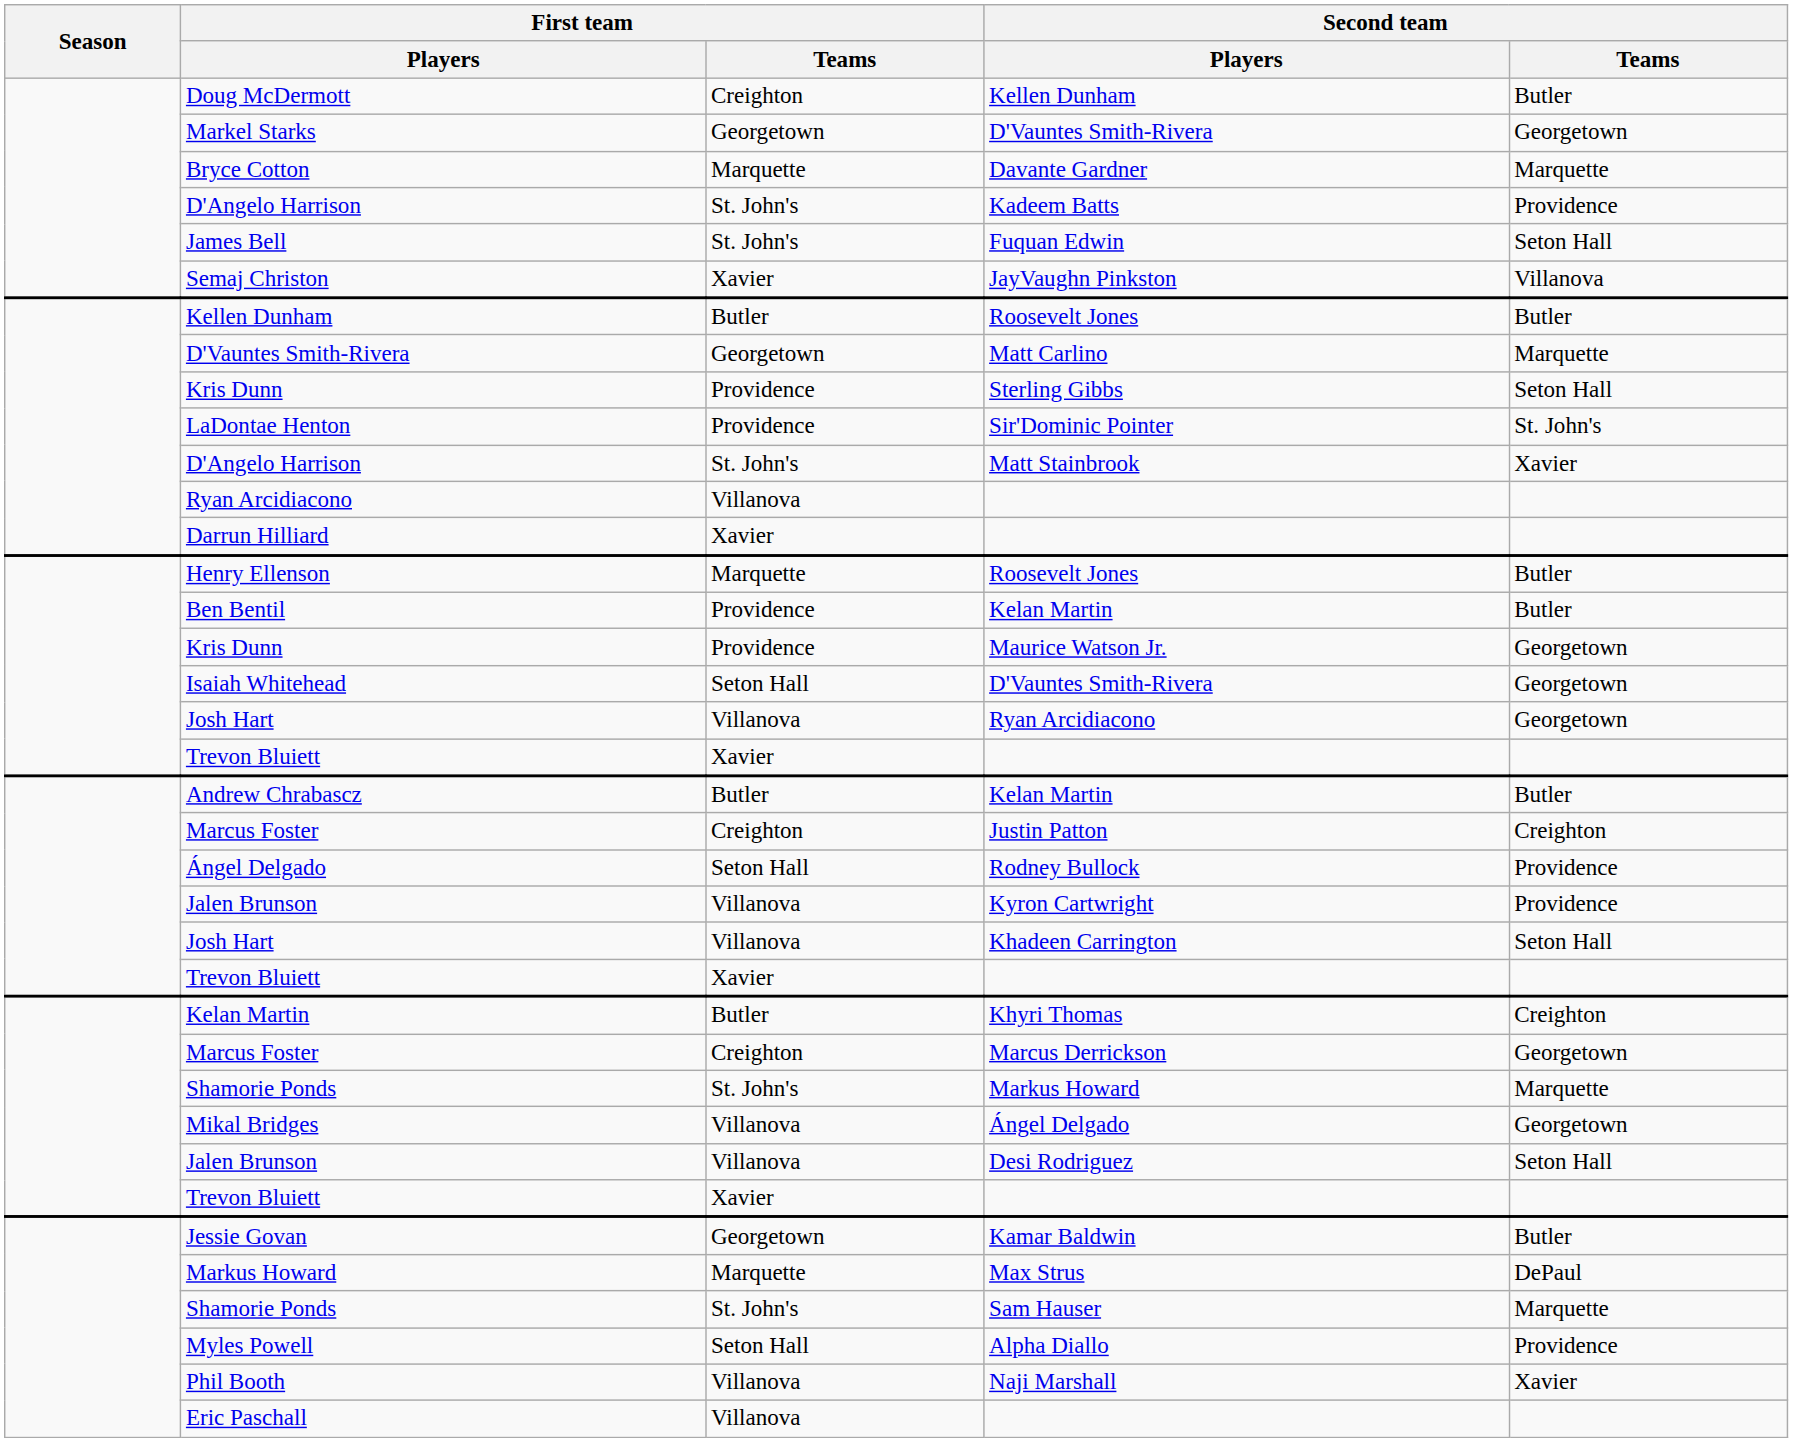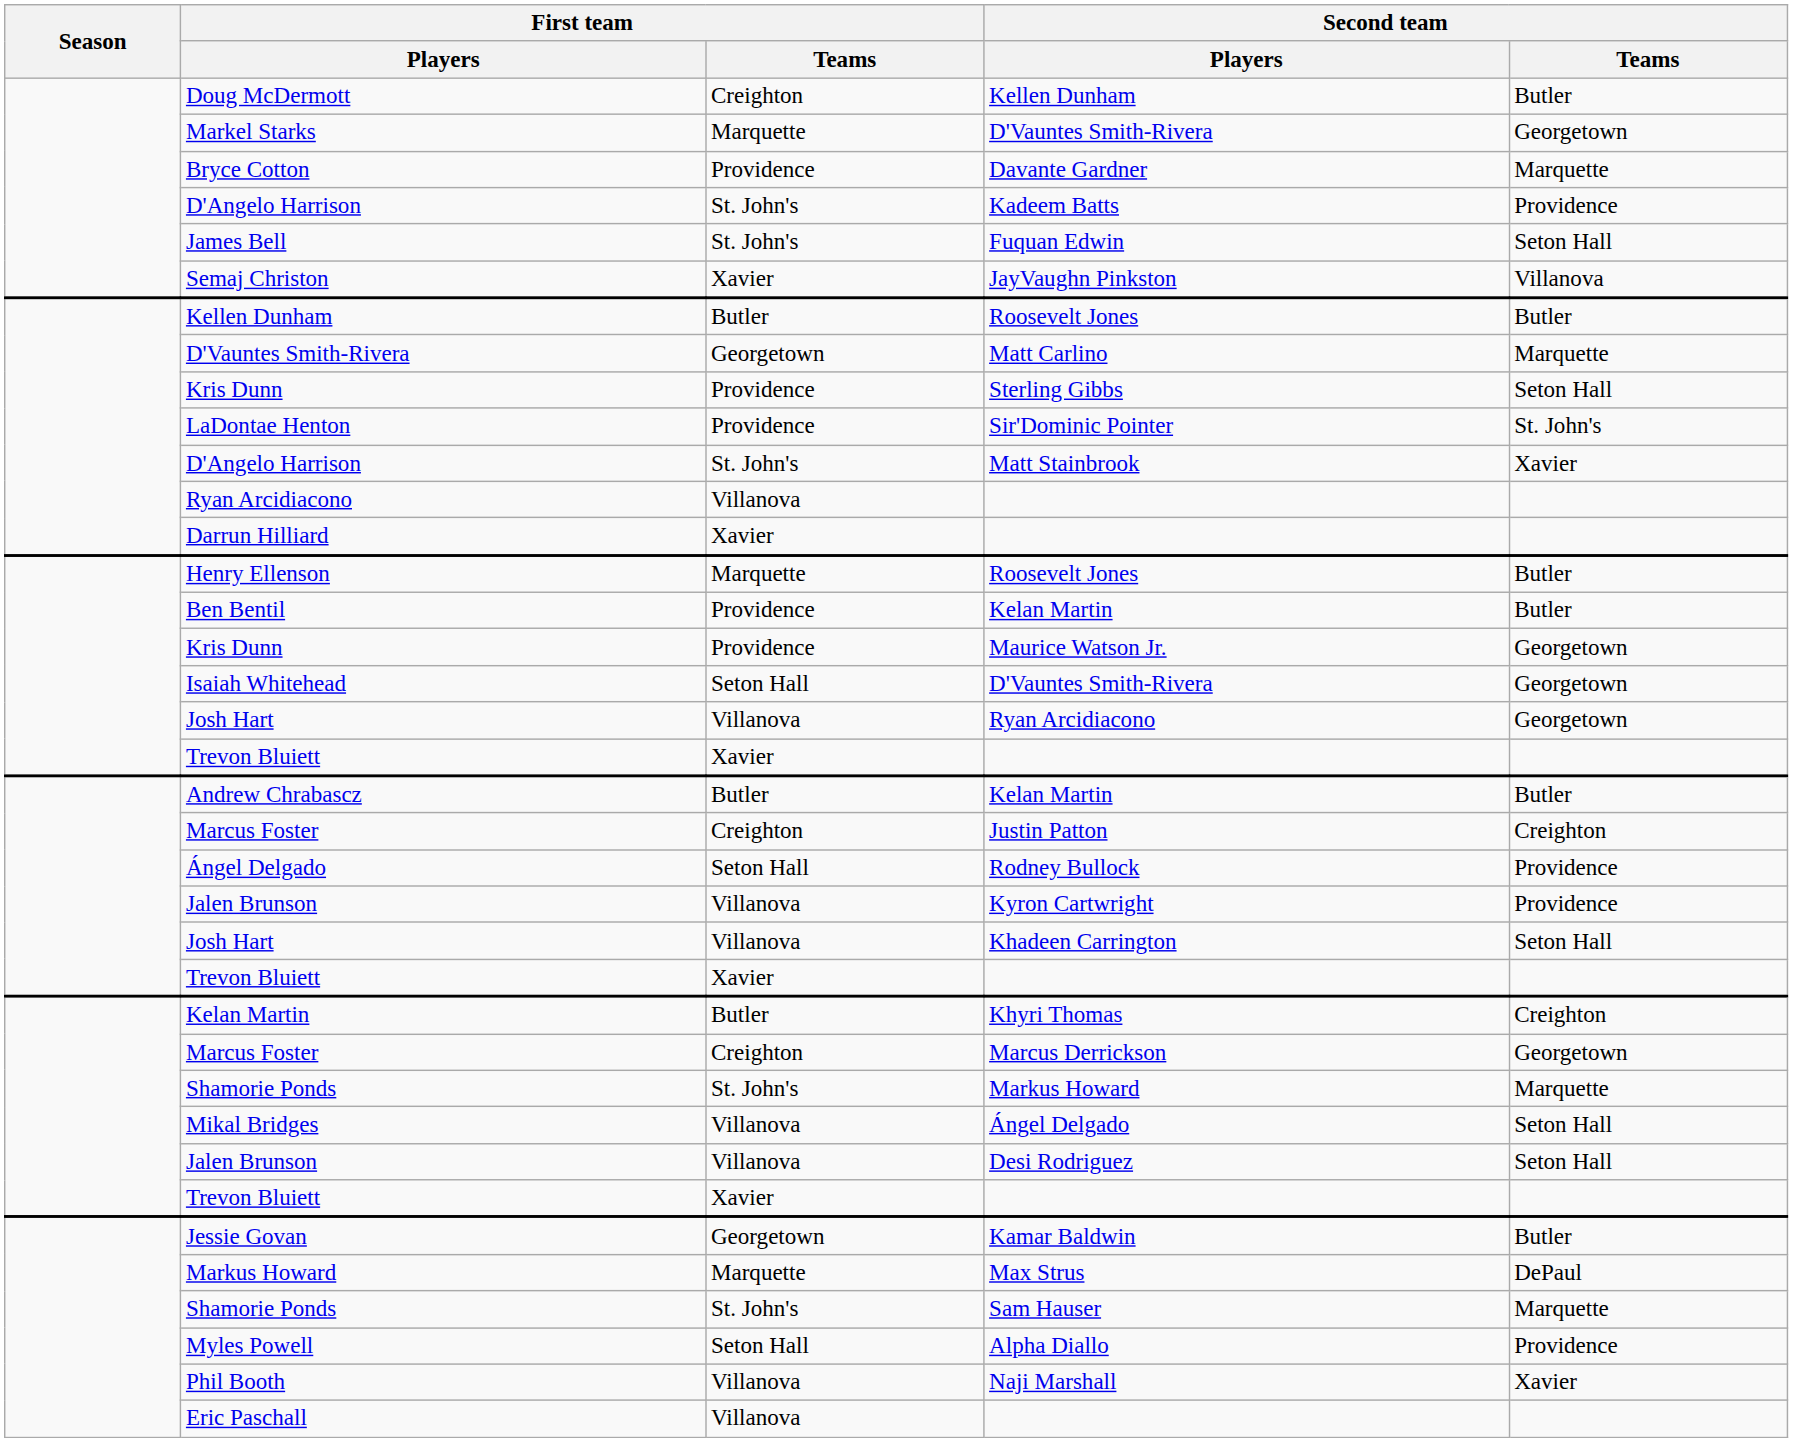(768, 132) Georgetown -> (758, 132) Marquette
(758, 168) Marquette -> (763, 168) Providence
(1571, 1124) Georgetown -> (1563, 1124) Seton Hall
